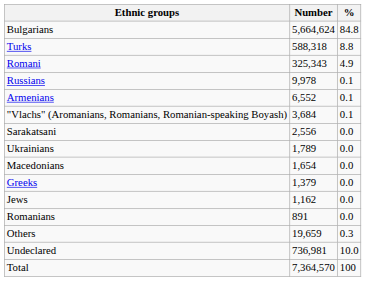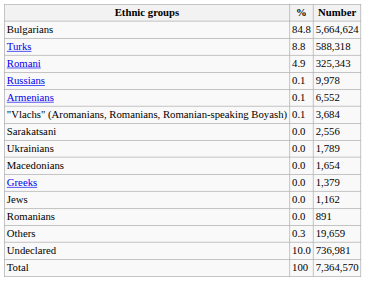columns swapped: (313, 13) <-> (349, 13)
